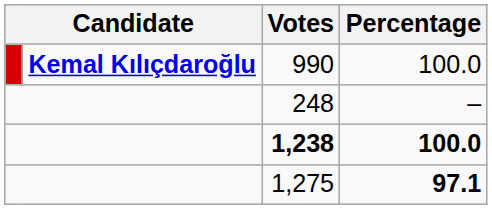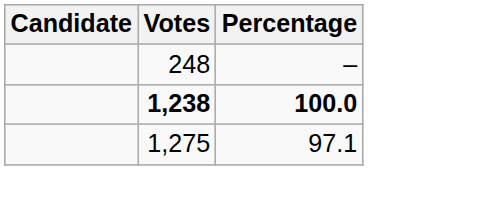- row: (313, 64)
(457, 183) bold -> (333, 143) normal
